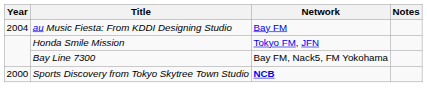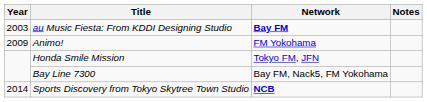(17, 27) 2004 -> (17, 27) 2003
(270, 27) normal -> (271, 27) bold
+ row: (48, 43)
(17, 74) 2000 -> (17, 89) 2014
